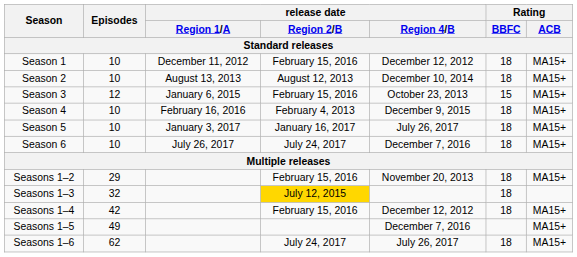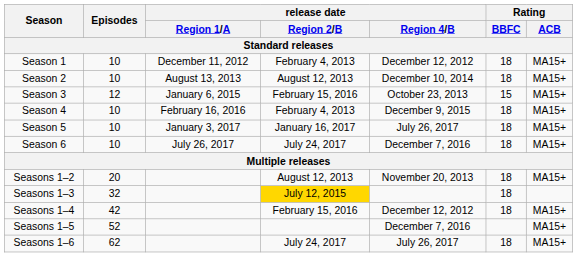(315, 62) February 15, 2016 -> (315, 62) February 4, 2013
(114, 177) 29 -> (114, 177) 20
(315, 177) February 15, 2016 -> (315, 177) August 12, 2013
(114, 227) 49 -> (114, 227) 52
